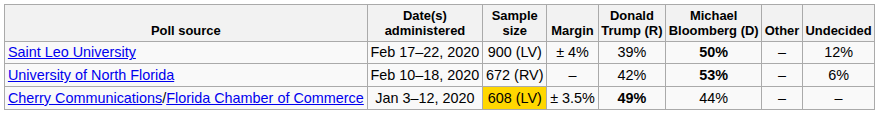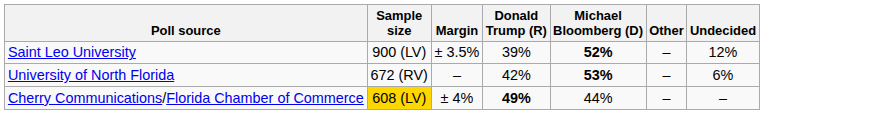- column: (425, 23)
(573, 52) ± 4% -> (457, 52) ± 3.5%
(714, 52) 50% -> (598, 52) 52%
(573, 98) ± 3.5% -> (457, 98) ± 4%
